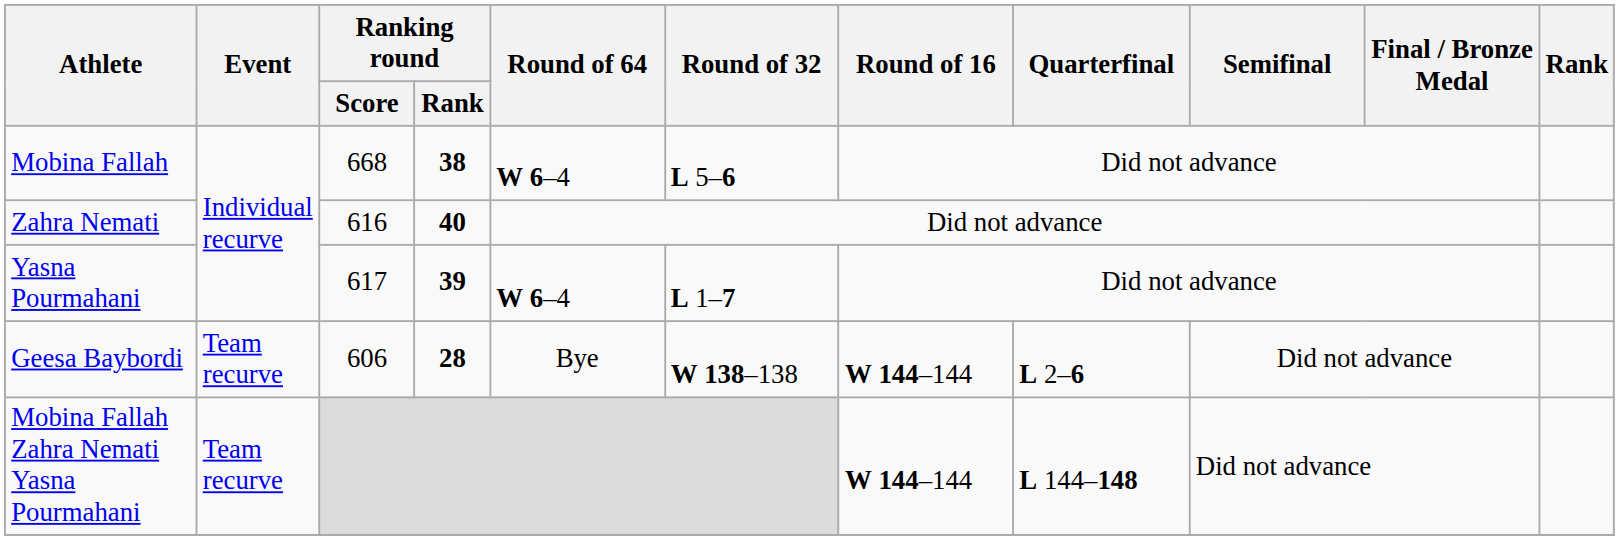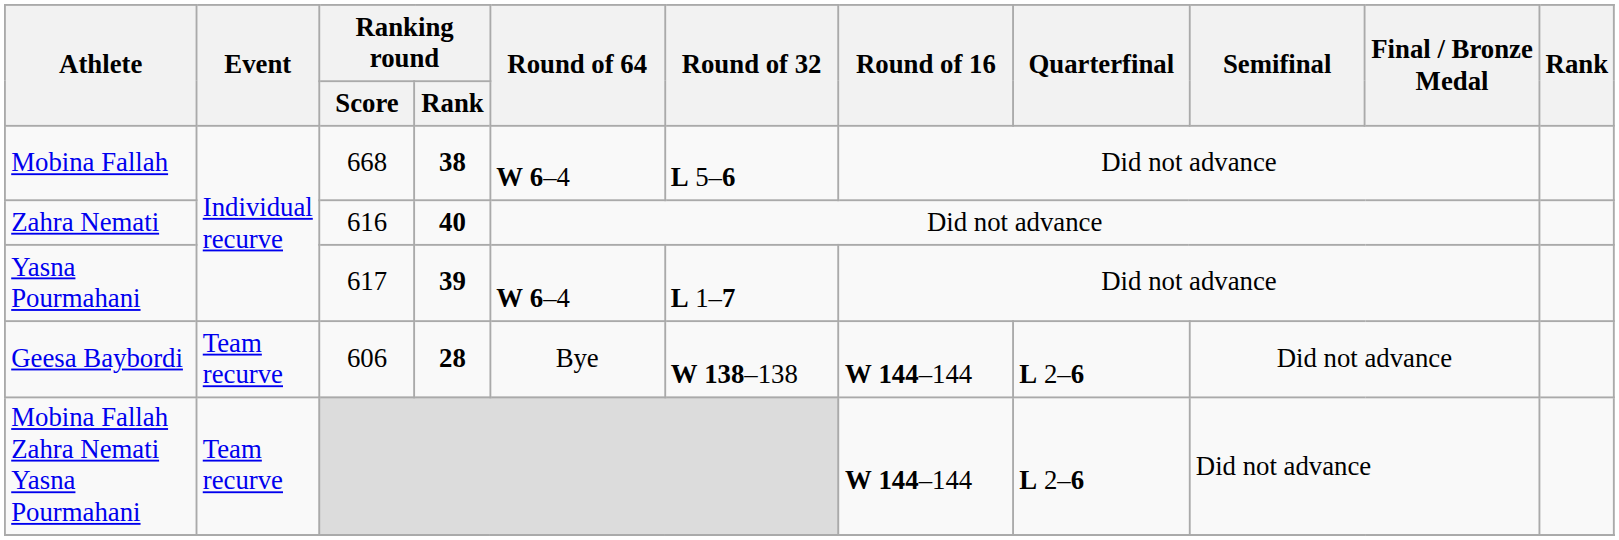(1078, 481) L 144–148 -> (1052, 481) L 2–6
